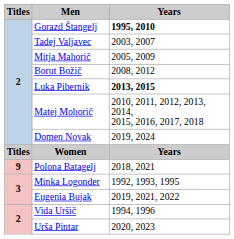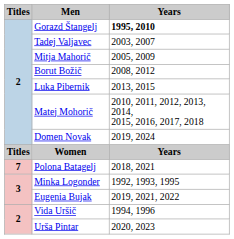(133, 86) bold -> (133, 86) normal
(18, 167) 9 -> (18, 167) 7
